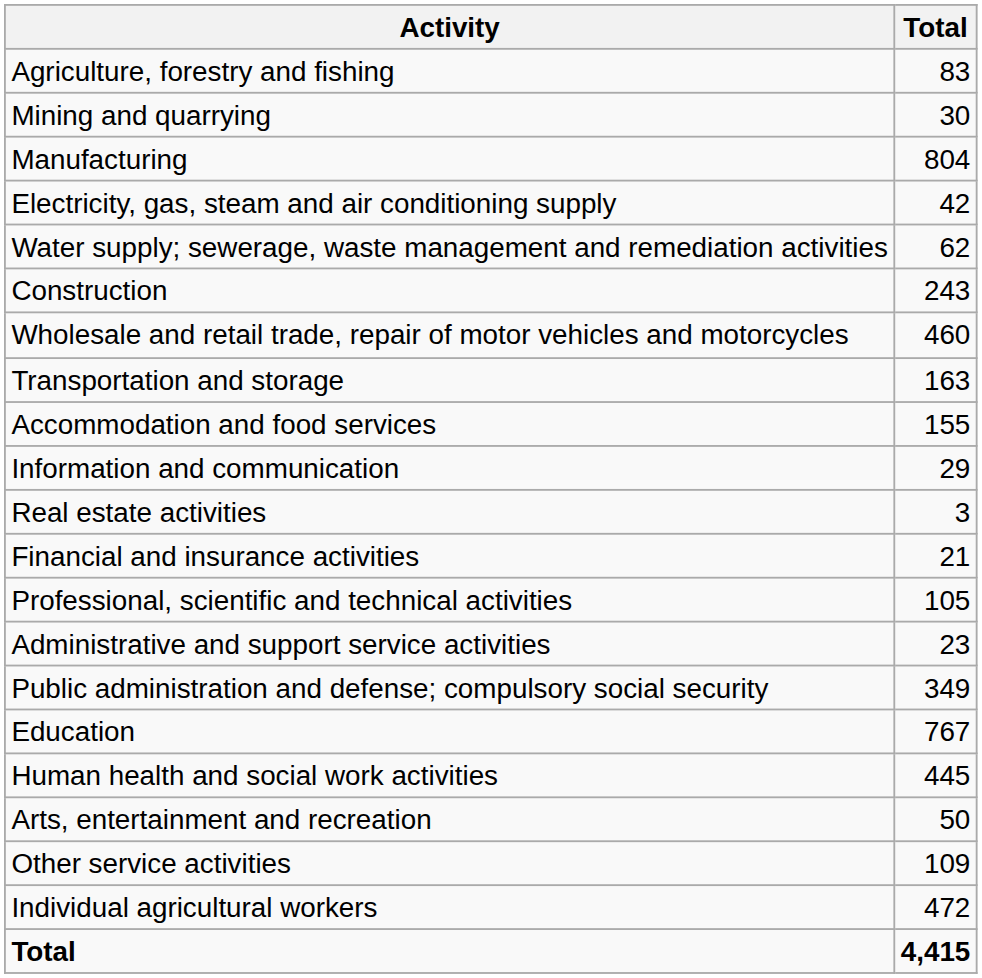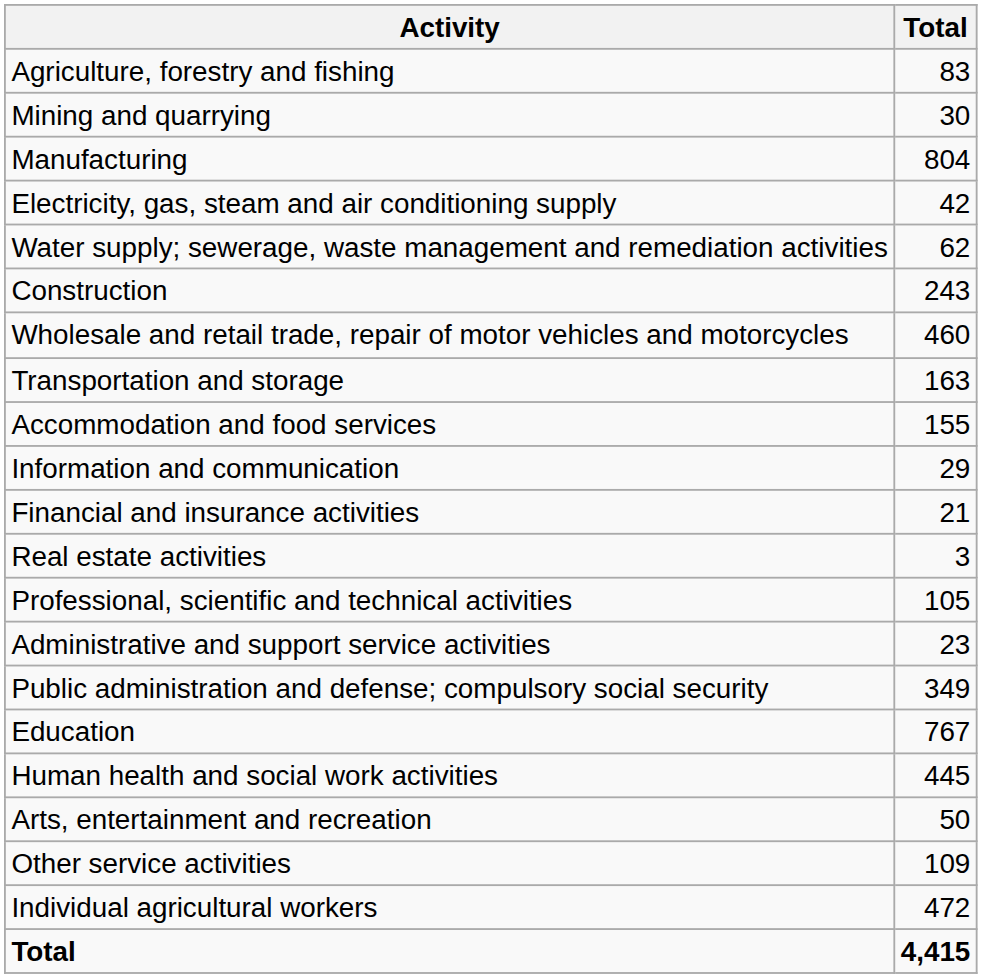rows swapped: (215, 556) <-> (139, 511)
